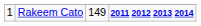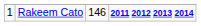(97, 13) 149 -> (97, 13) 146
